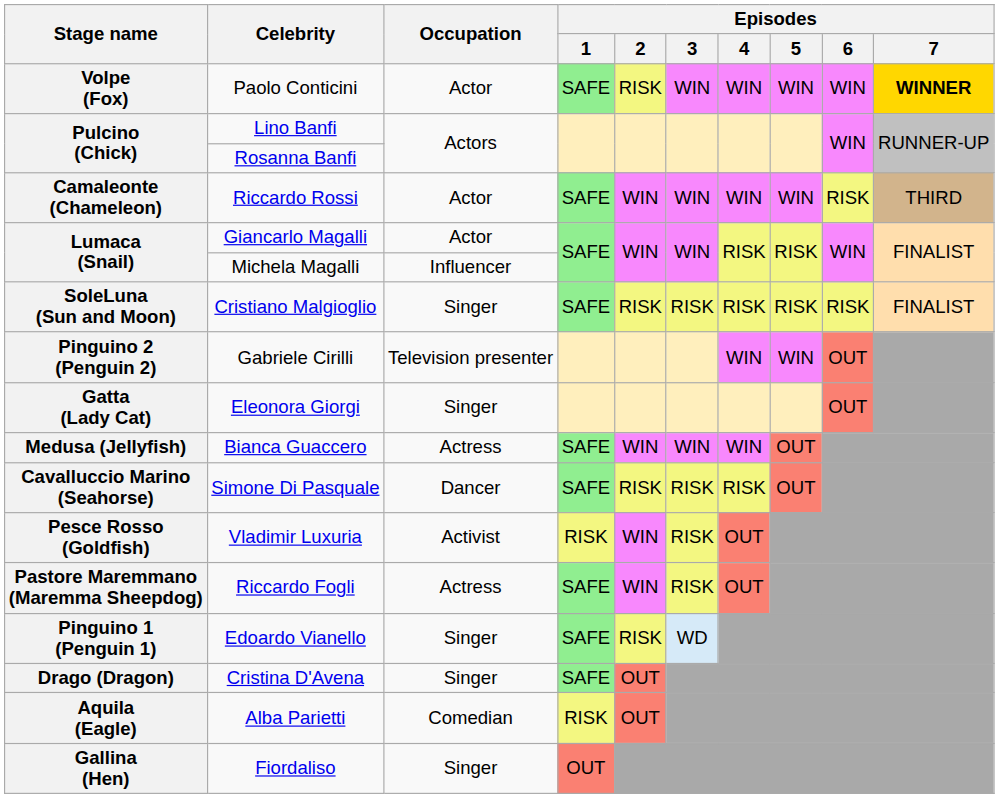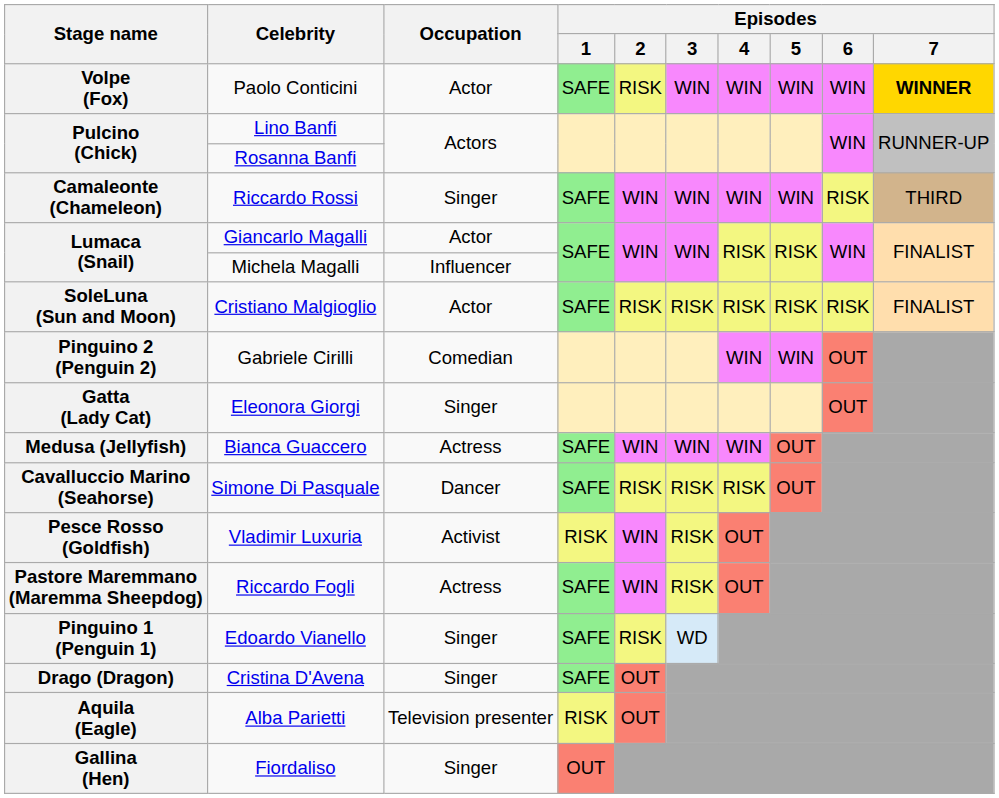(471, 197) Actor -> (471, 197) Singer
(471, 306) Singer -> (471, 306) Actor
(471, 357) Television presenter -> (471, 357) Comedian
(471, 717) Comedian -> (471, 717) Television presenter
